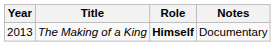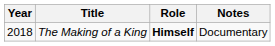(20, 31) 2013 -> (20, 31) 2018
